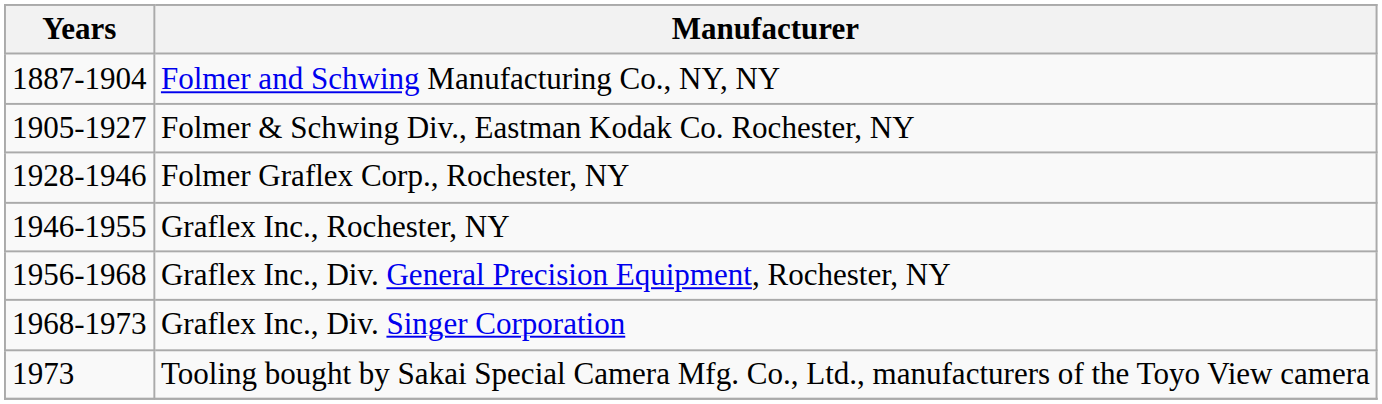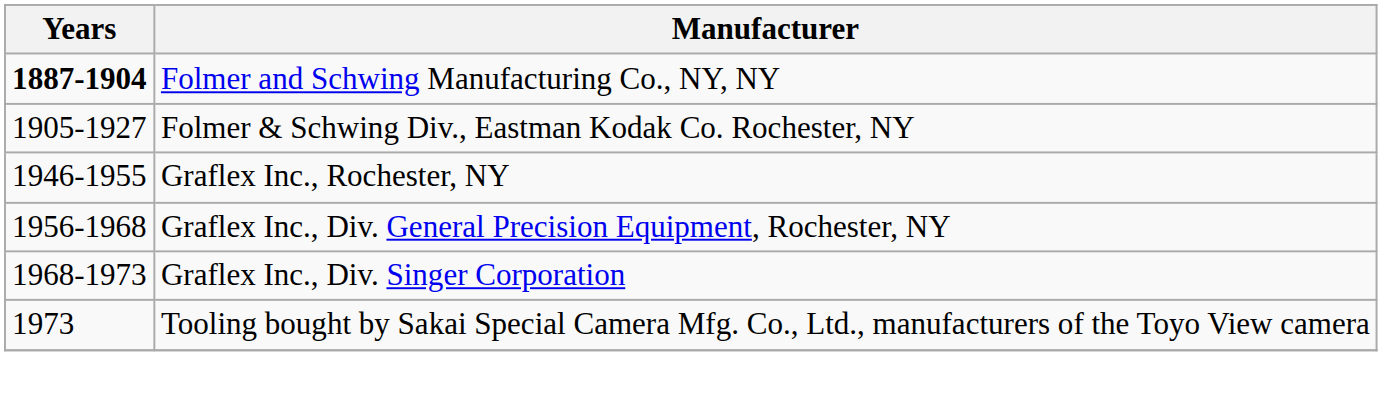(79, 78) normal -> (79, 78) bold
- row: (395, 176)
